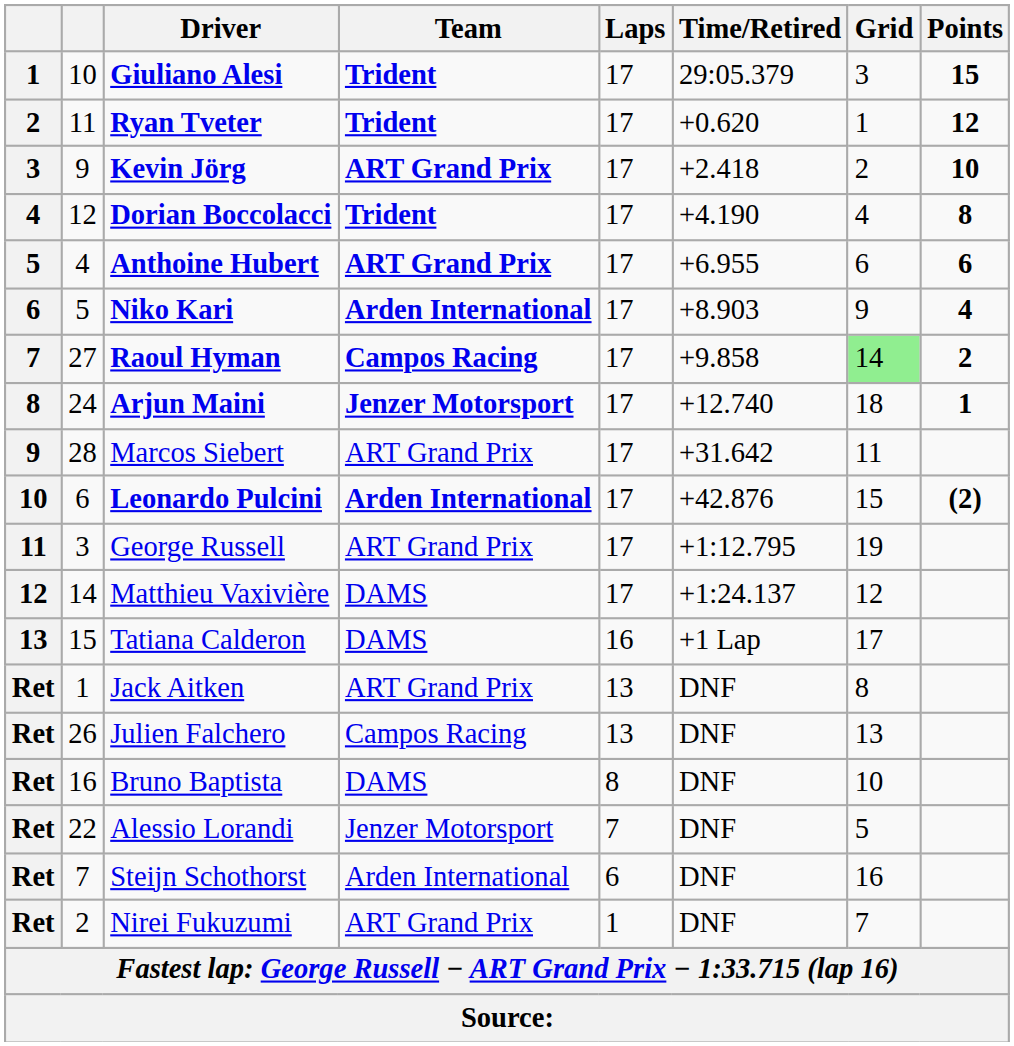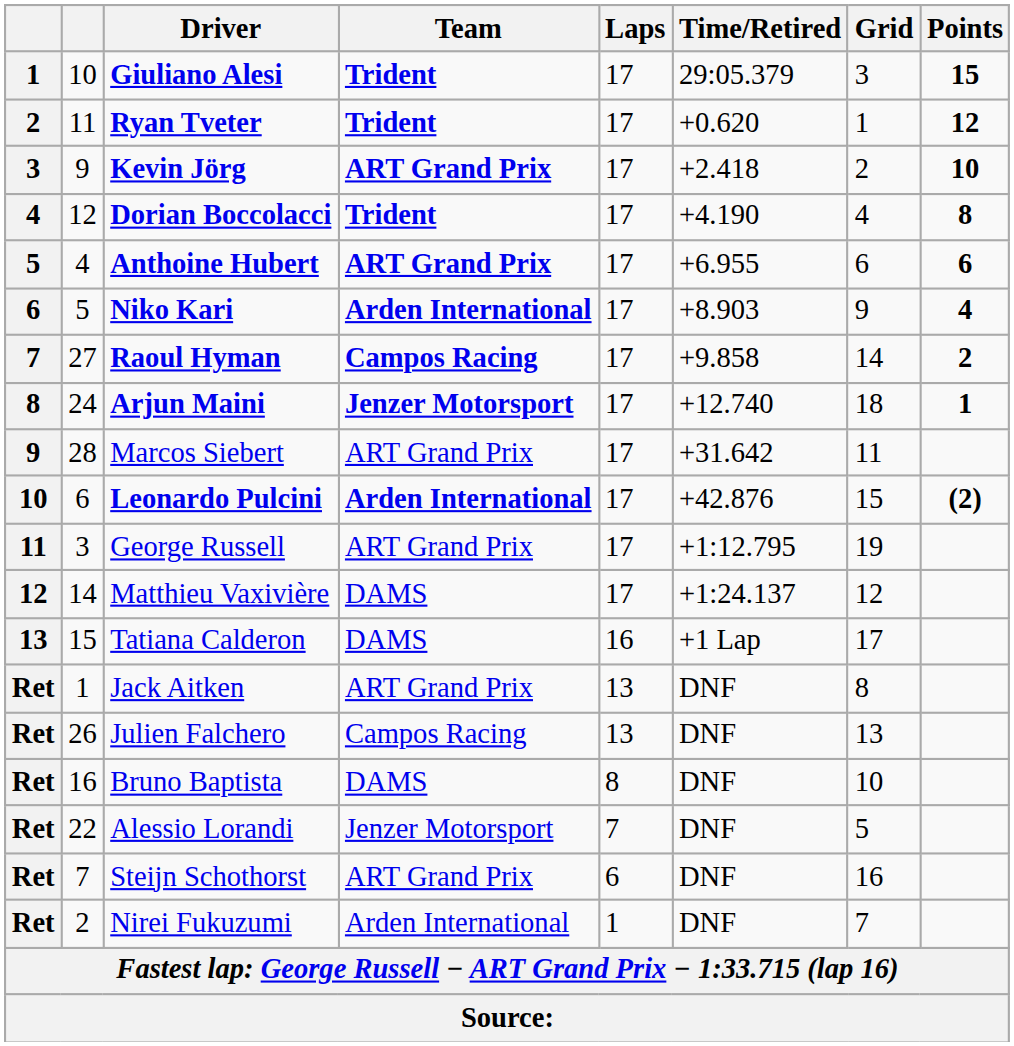(869, 357) lightgreen background -> (869, 357) no background
(457, 875) Arden International -> (439, 875) ART Grand Prix
(439, 922) ART Grand Prix -> (457, 922) Arden International
